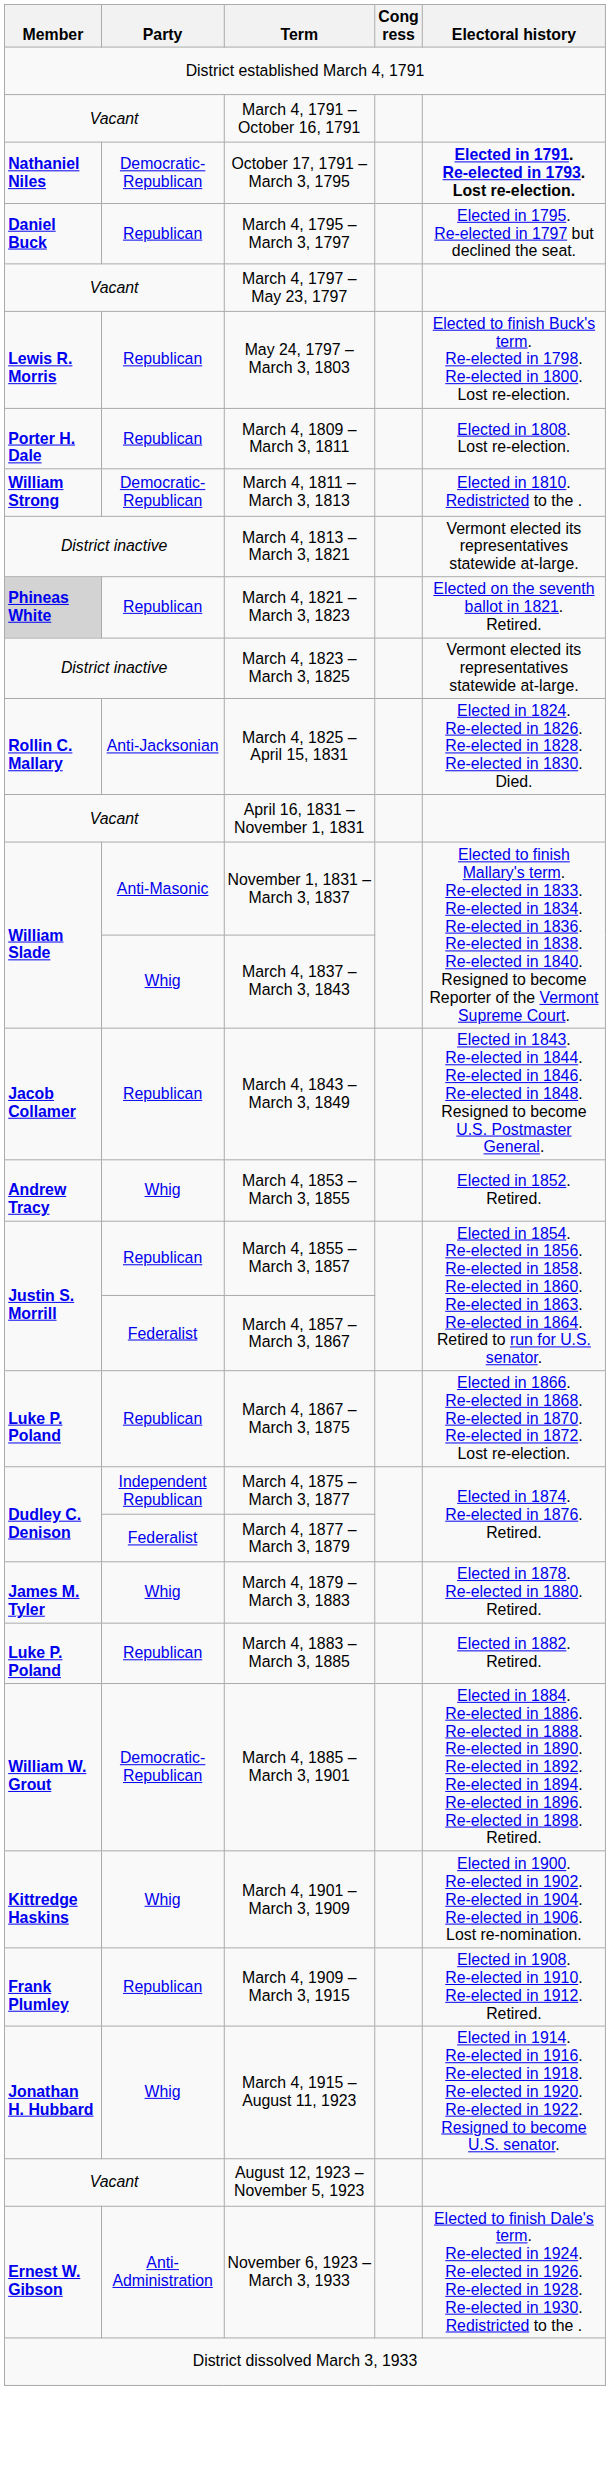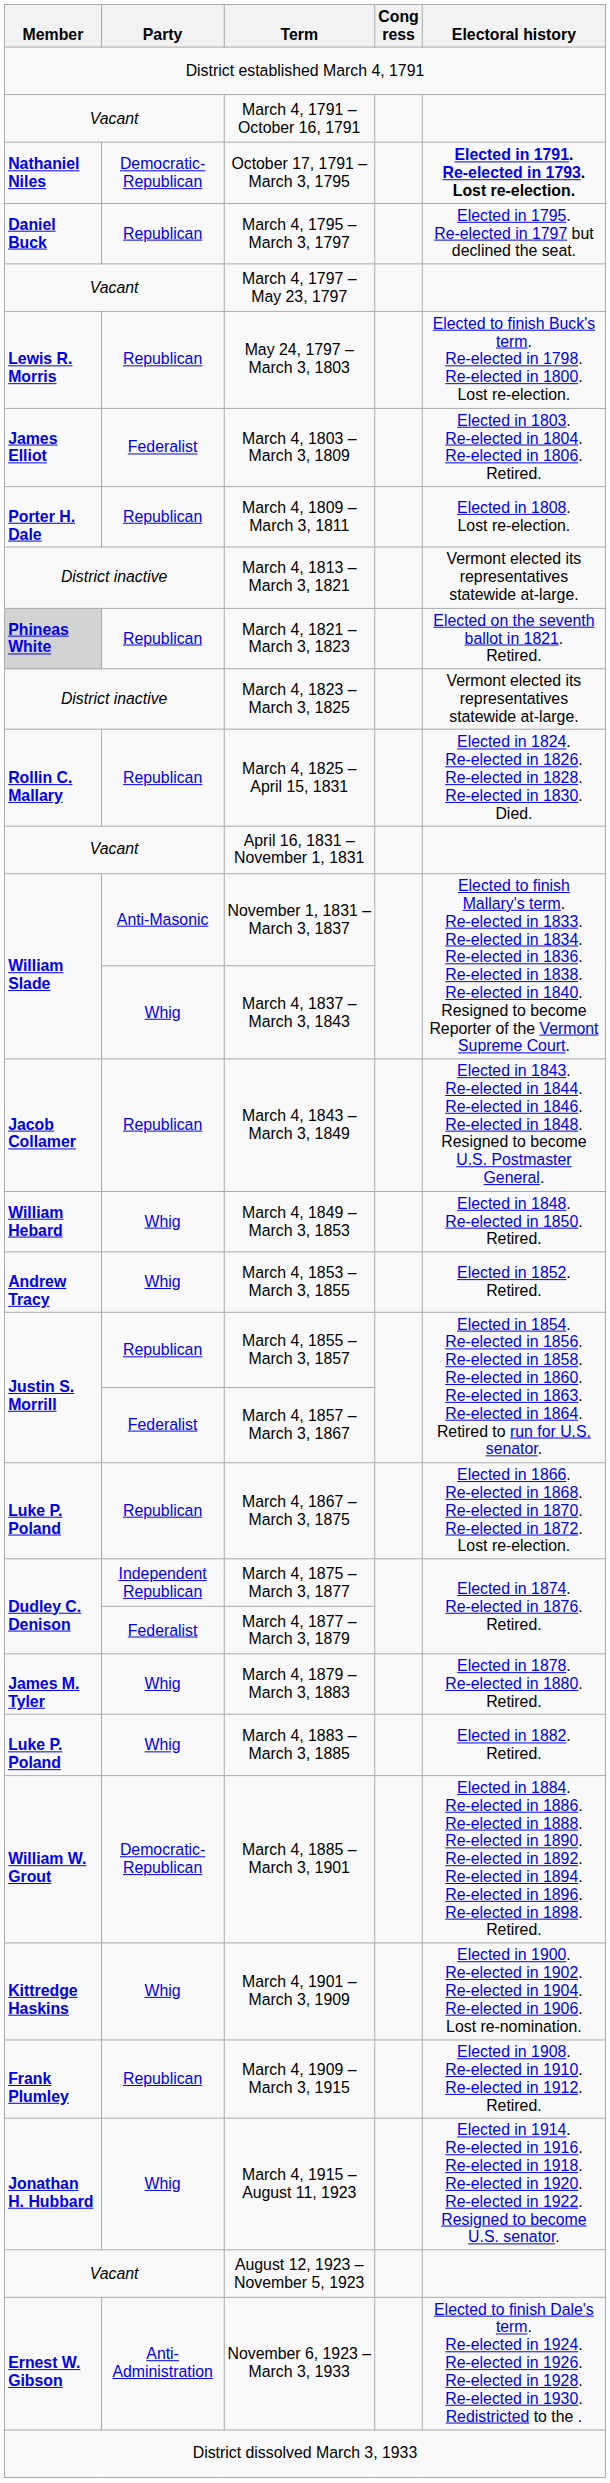+ row: (299, 447)
- row: (299, 492)
(163, 746) Anti-Jacksonian -> (163, 777) Republican
+ row: (299, 1221)
(163, 1653) Republican -> (163, 1744) Whig
